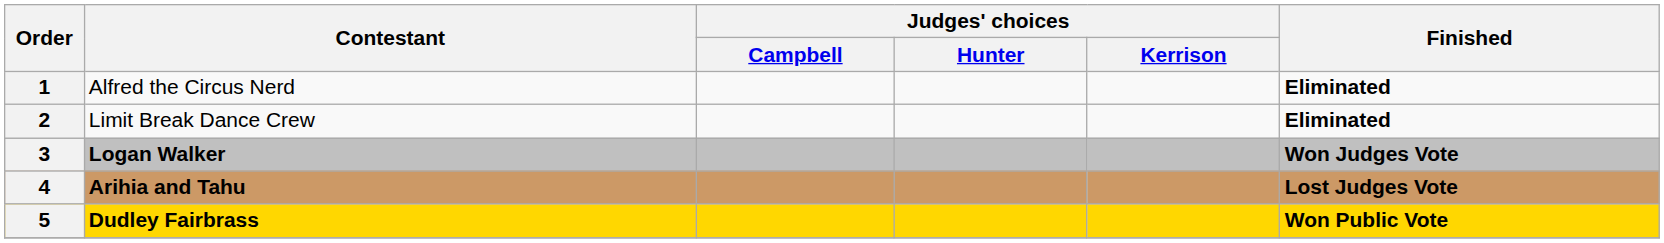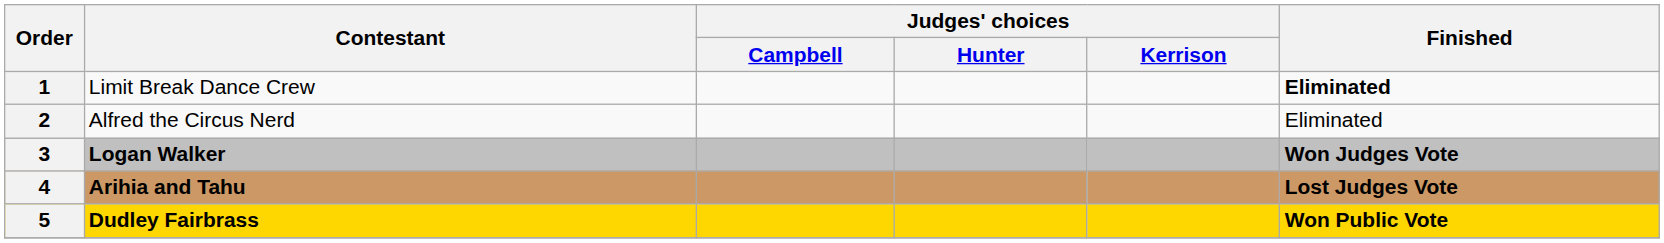(192, 87) Alfred the Circus Nerd -> (202, 87) Limit Break Dance Crew
(202, 120) Limit Break Dance Crew -> (192, 120) Alfred the Circus Nerd
(1338, 120) bold -> (1334, 120) normal
